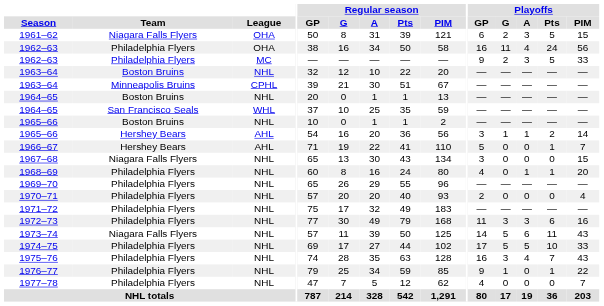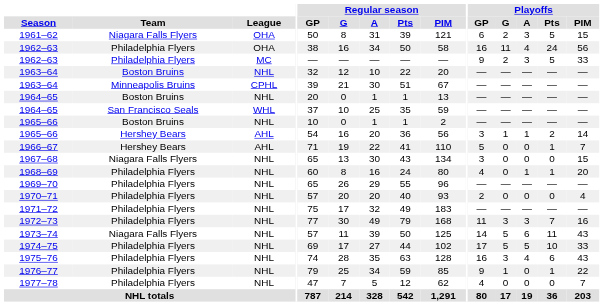(552, 221) 6 -> (552, 221) 7
(552, 258) 7 -> (552, 258) 6
